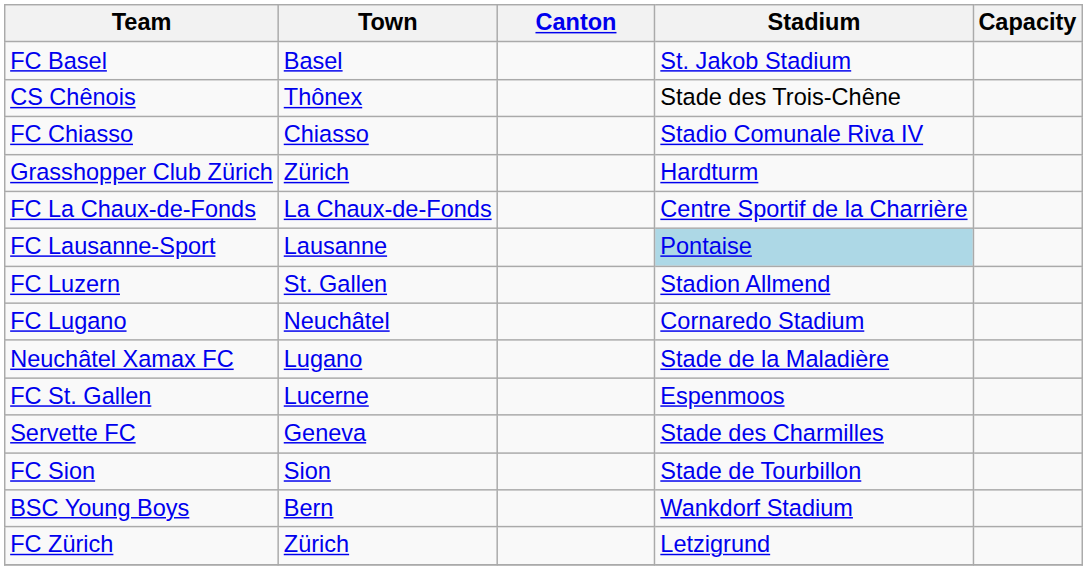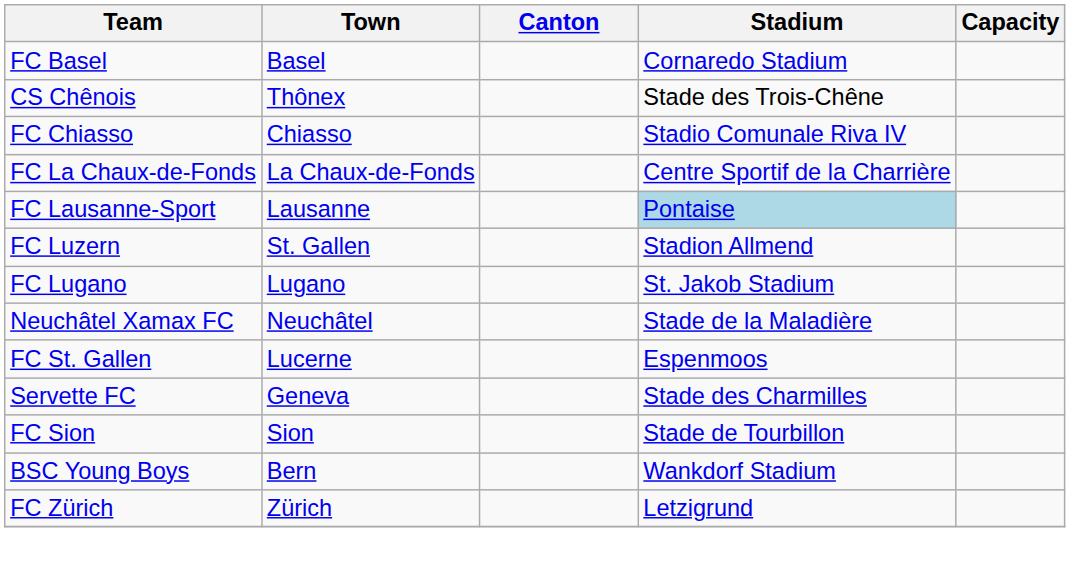(756, 60) St. Jakob Stadium -> (745, 60) Cornaredo Stadium
- row: (142, 172)
(337, 321) Neuchâtel -> (306, 284) Lugano
(762, 321) Cornaredo Stadium -> (739, 284) St. Jakob Stadium
(323, 358) Lugano -> (320, 321) Neuchâtel
